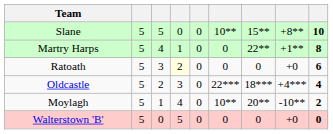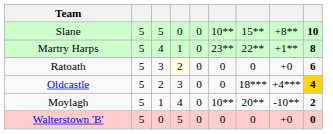(225, 48) 0 -> (222, 48) 23**
(225, 84) 22*** -> (222, 84) 0
(318, 84) no background -> (313, 84) gold background
